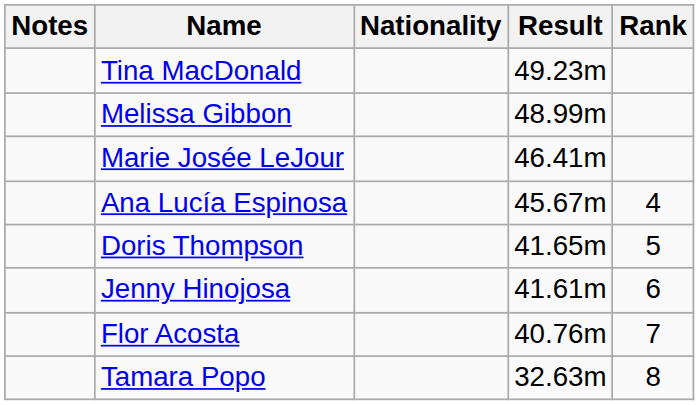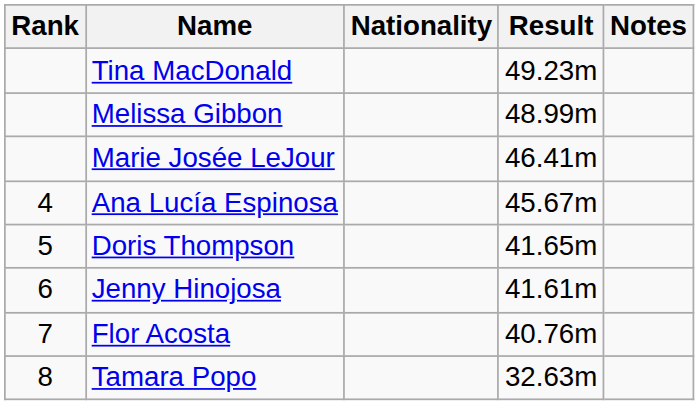columns swapped: (653, 26) <-> (50, 26)
